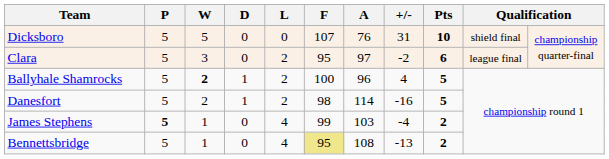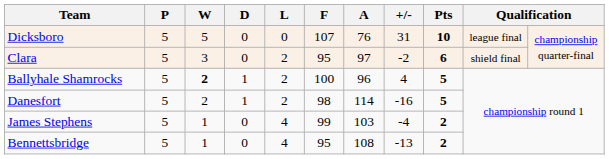(496, 37) shield final -> (496, 37) league final
(496, 58) league final -> (496, 58) shield final
(165, 121) bold -> (165, 121) normal
(324, 143) khaki background -> (324, 143) no background
